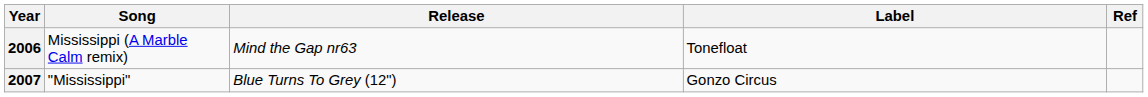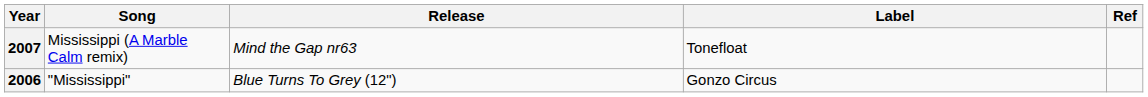(24, 48) 2006 -> (24, 48) 2007
(24, 80) 2007 -> (24, 80) 2006
